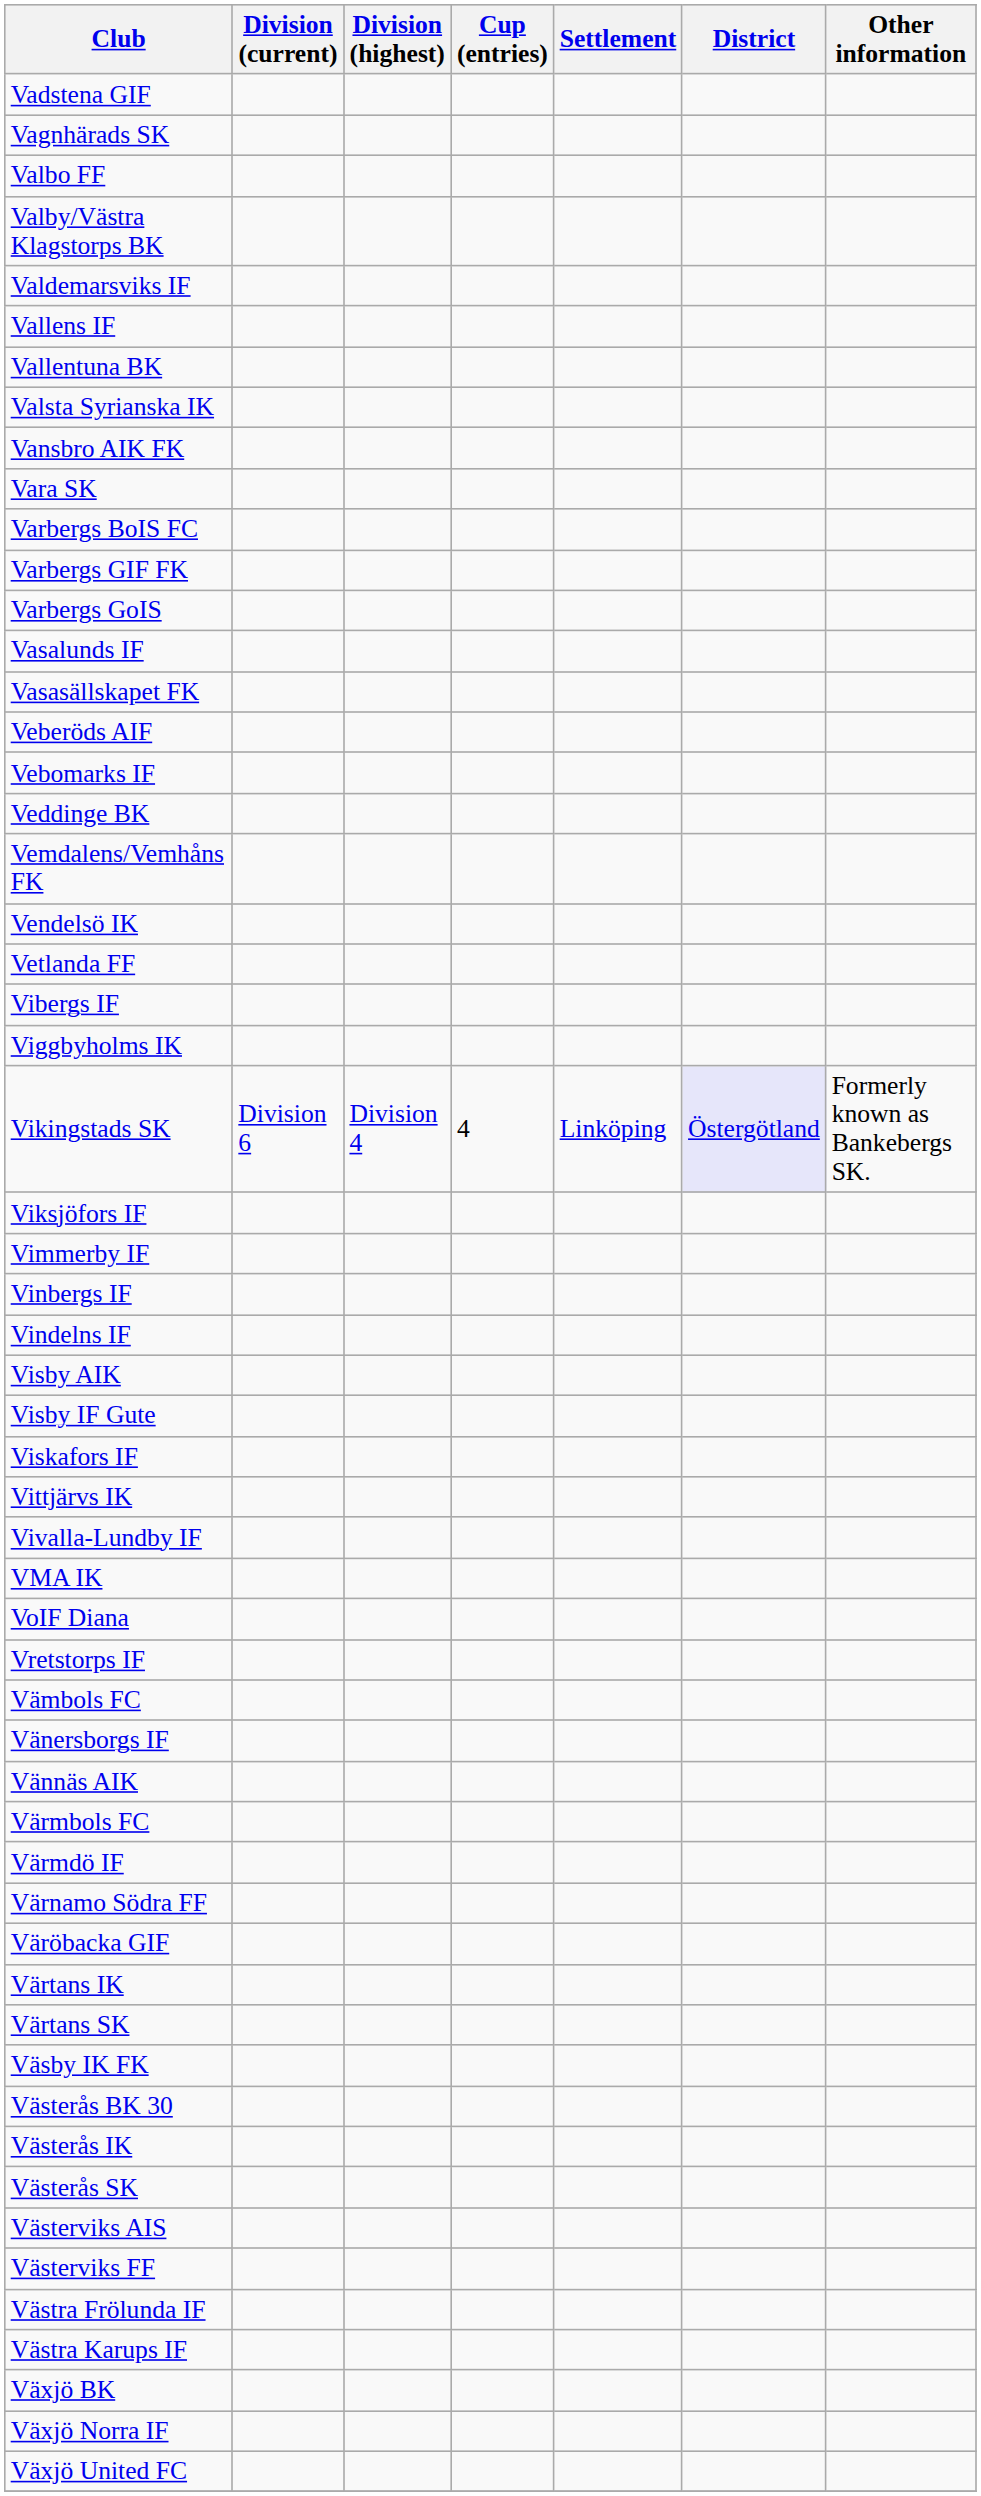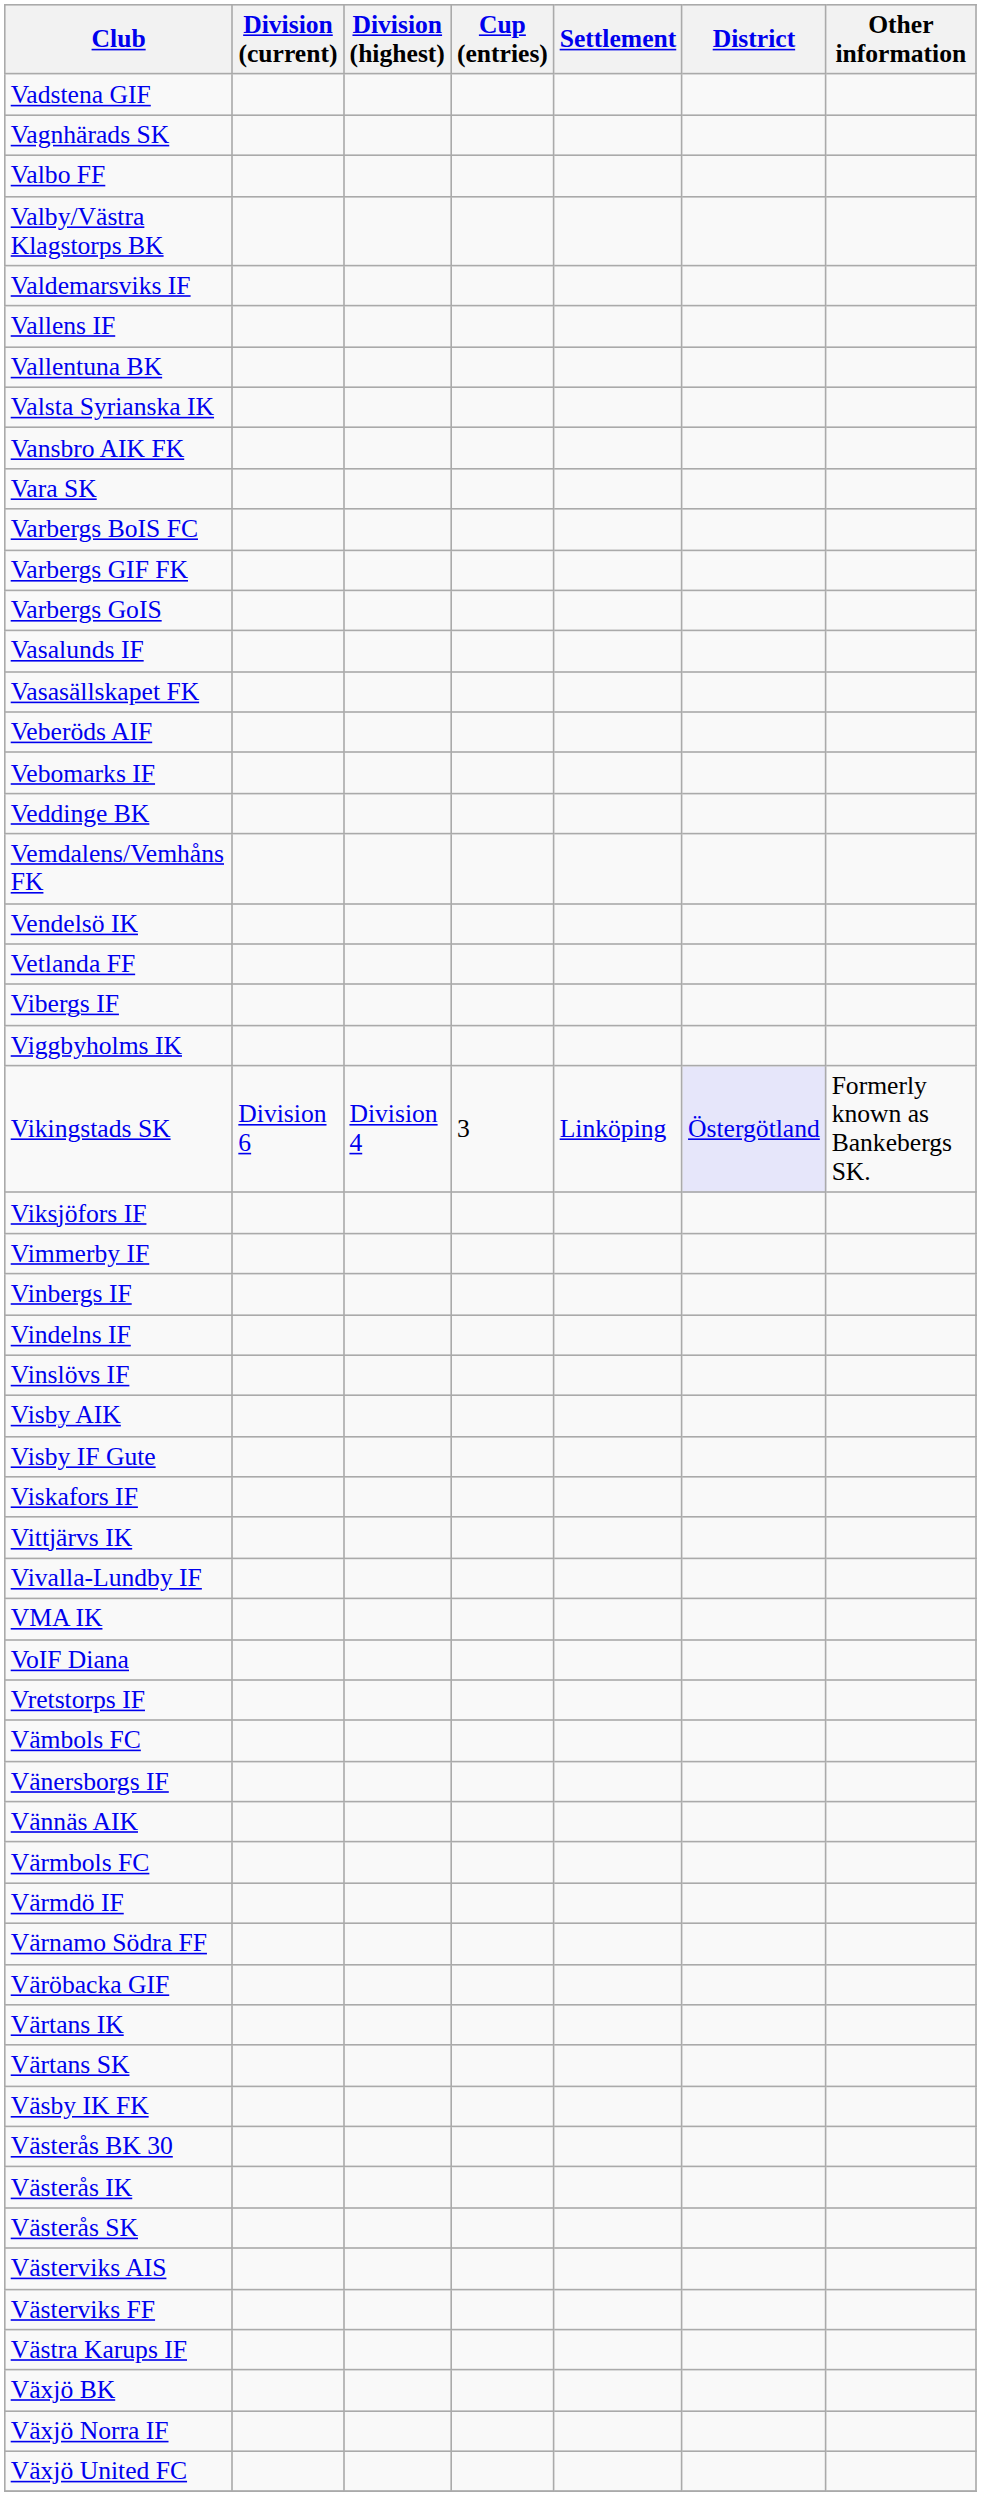(463, 1128) 4 -> (463, 1128) 3
+ row: (70, 1374)
- row: (108, 2308)
